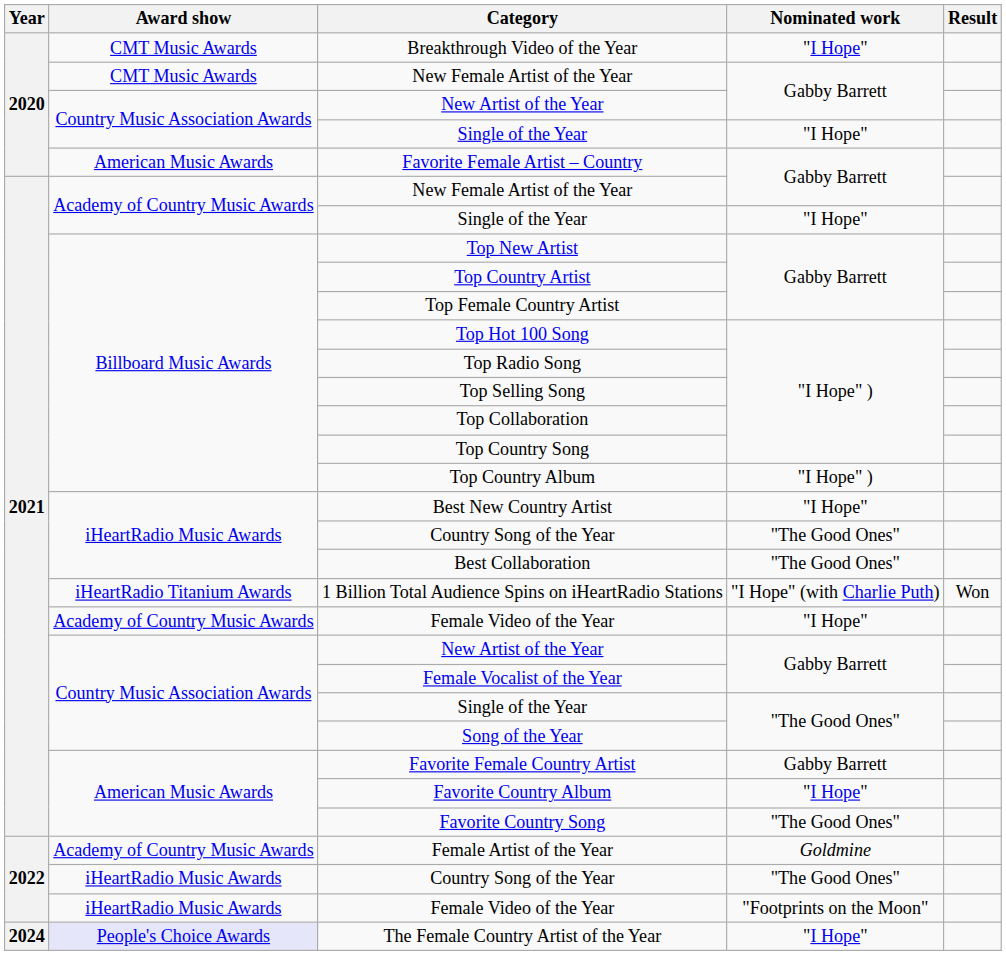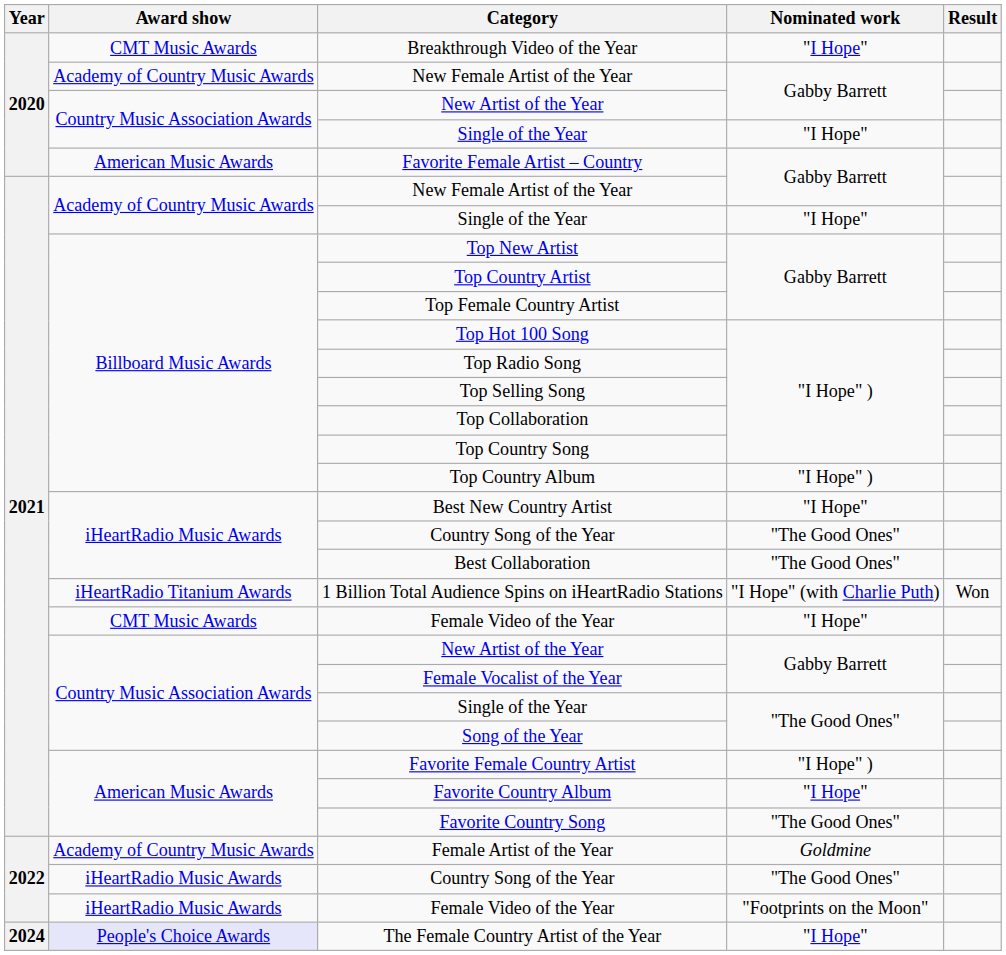(183, 76) CMT Music Awards -> (183, 76) Academy of Country Music Awards
(183, 620) Academy of Country Music Awards -> (183, 620) CMT Music Awards
(835, 764) Gabby Barrett -> (835, 764) "I Hope" )
